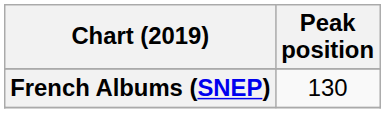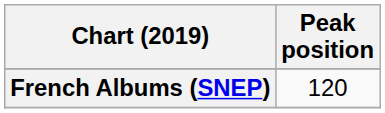(328, 88) 130 -> (328, 88) 120
